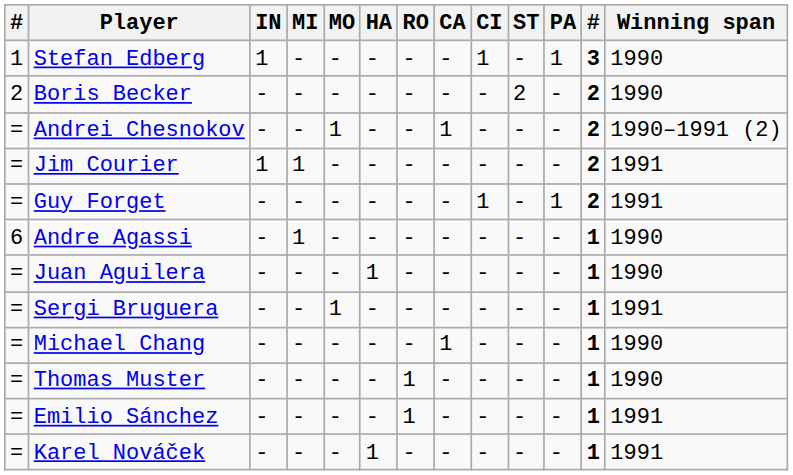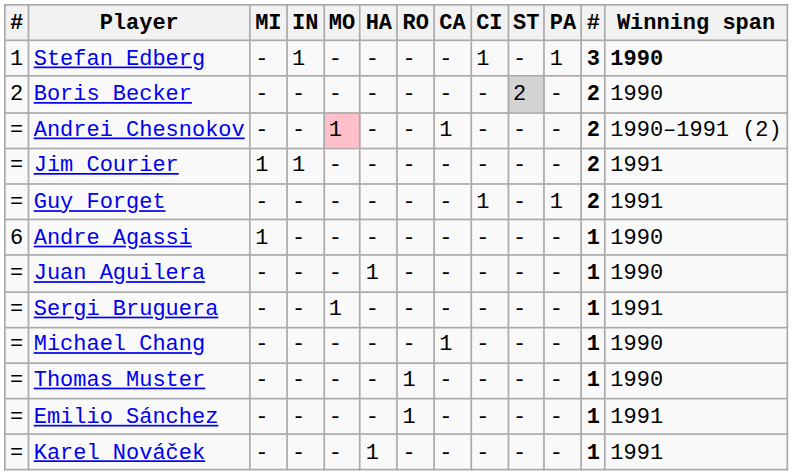columns swapped: (268, 23) <-> (305, 23)
(637, 59) normal -> (637, 59) bold
(520, 94) no background -> (520, 94) lightgrey background
(335, 130) no background -> (335, 130) pink background
